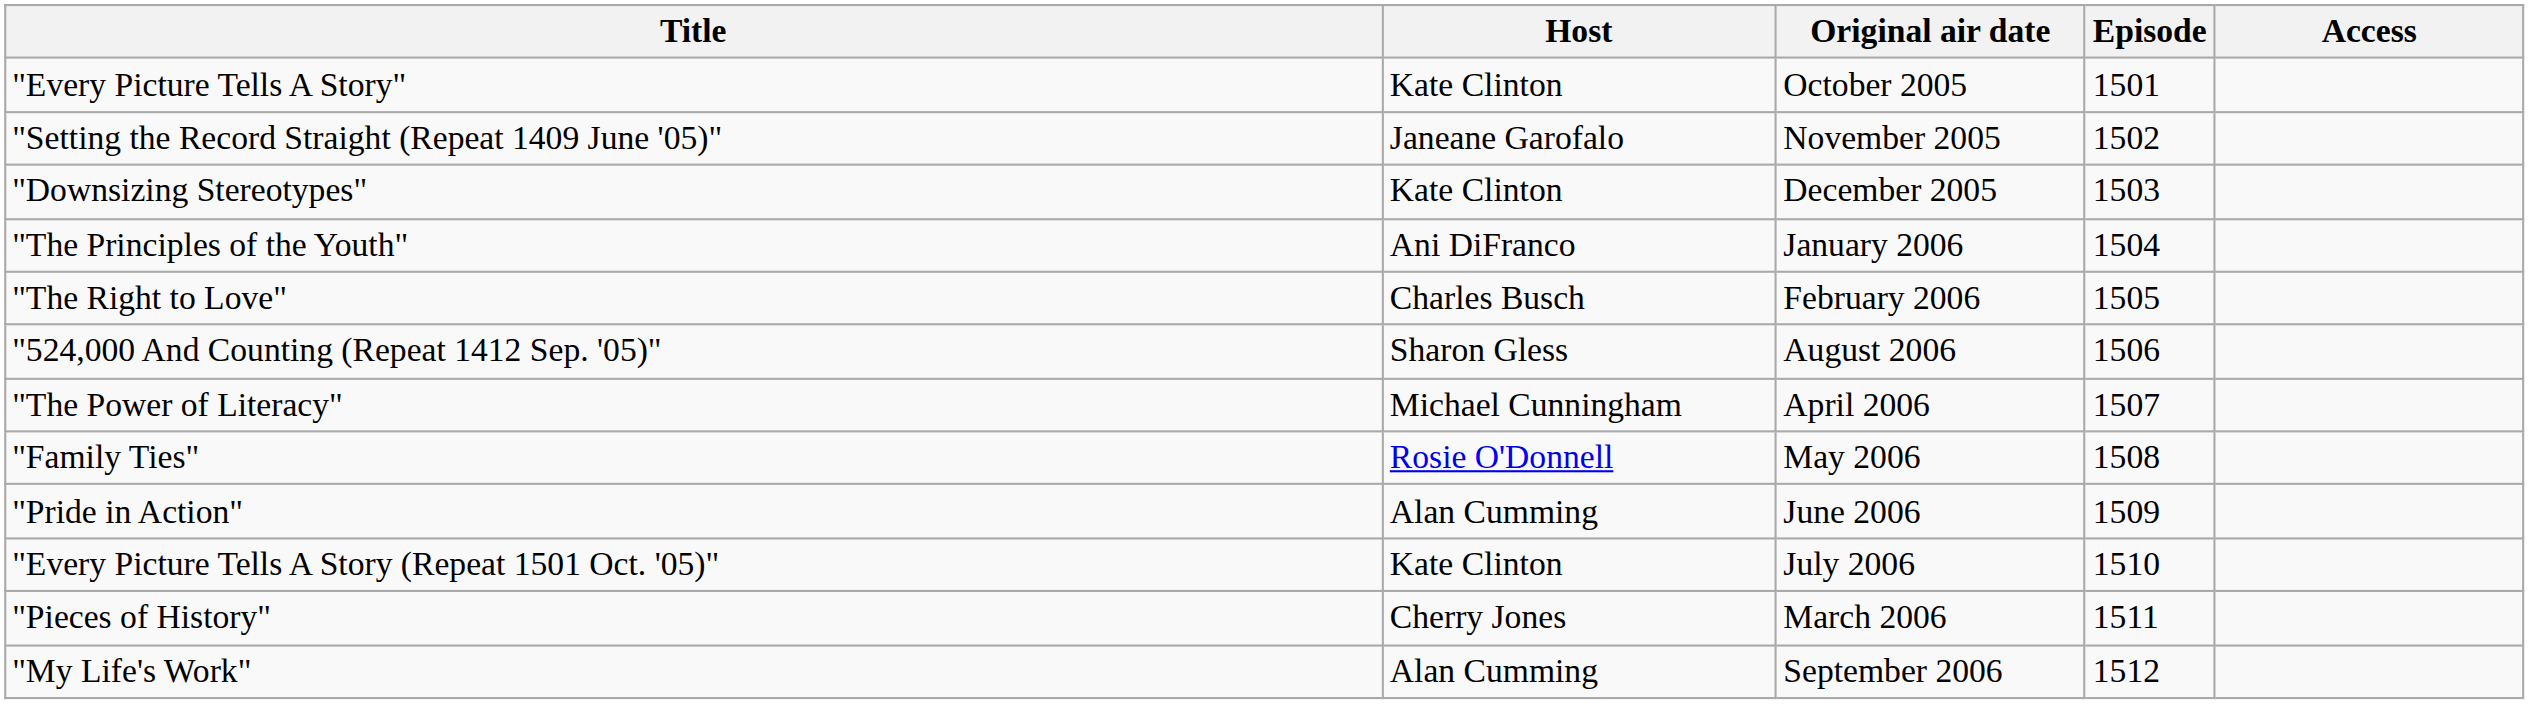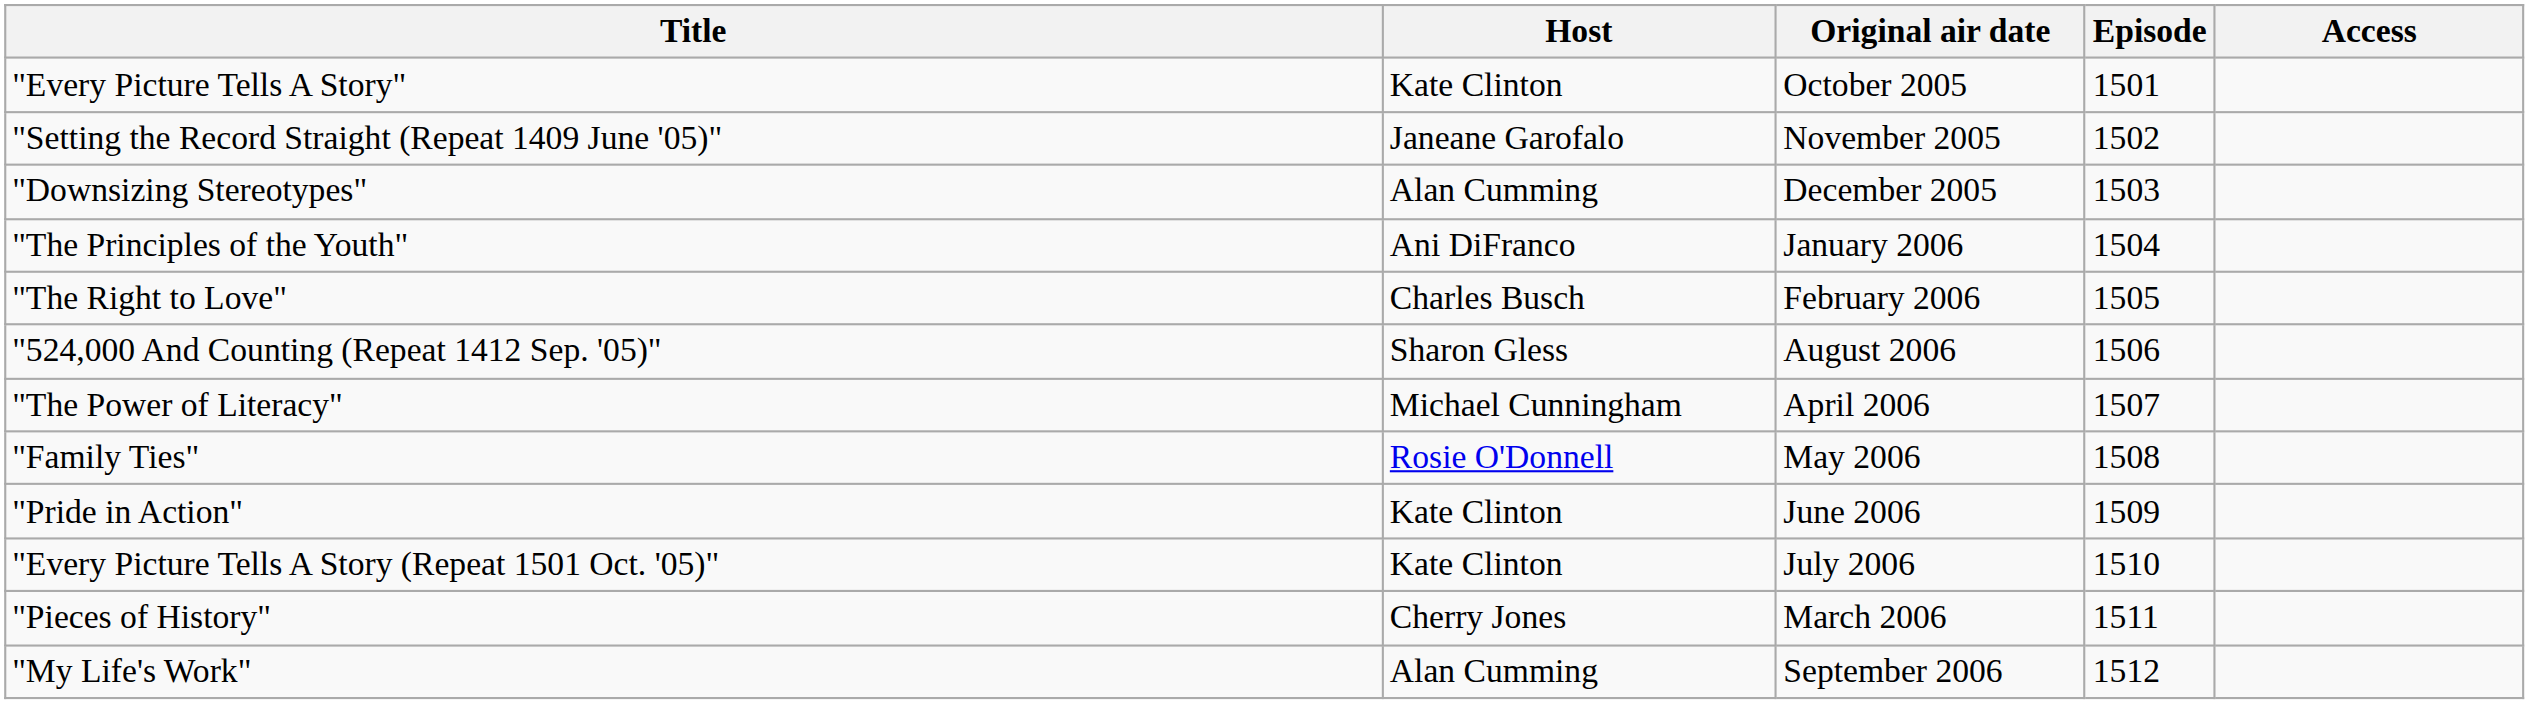(1476, 191) Kate Clinton -> (1494, 191) Alan Cumming
(1494, 510) Alan Cumming -> (1476, 510) Kate Clinton
